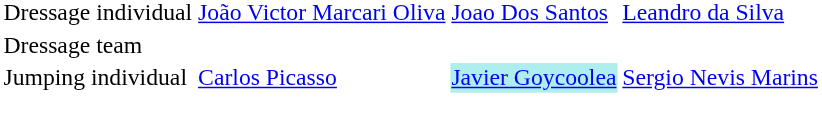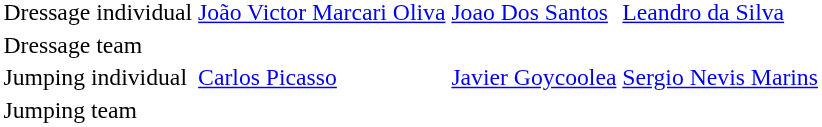(534, 77) paleturquoise background -> (534, 77) no background
+ row: (70, 110)
